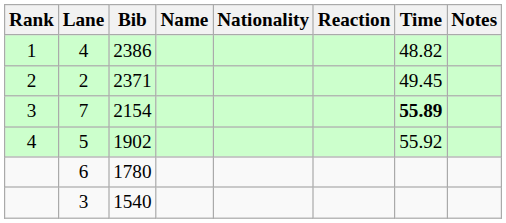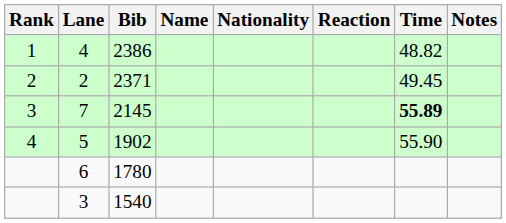(132, 111) 2154 -> (132, 111) 2145
(421, 141) 55.92 -> (421, 141) 55.90
